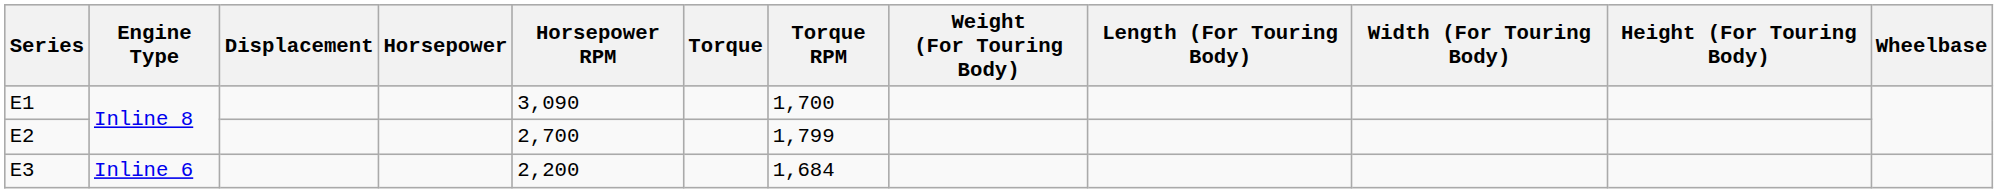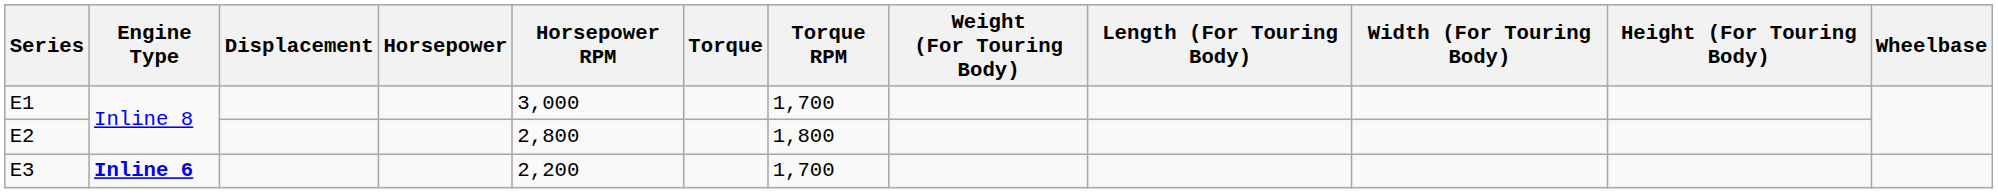(548, 103) 3,090 -> (548, 103) 3,000
(548, 137) 2,700 -> (548, 137) 2,800
(804, 137) 1,799 -> (804, 137) 1,800
(144, 170) normal -> (144, 170) bold
(804, 170) 1,684 -> (804, 170) 1,700
